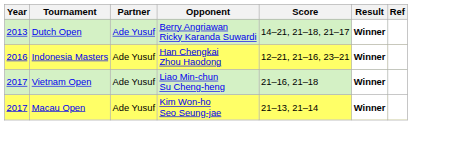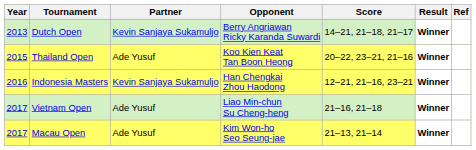(134, 32) Ade Yusuf -> (166, 32) Kevin Sanjaya Sukamuljo
+ row: (62, 57)
(134, 57) Ade Yusuf -> (166, 82) Kevin Sanjaya Sukamuljo
